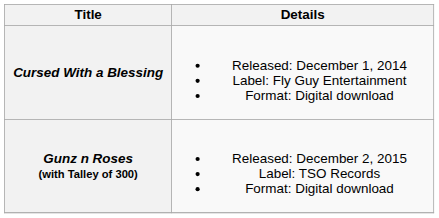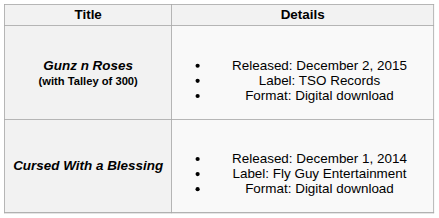rows swapped: (88, 72) <-> (88, 166)
